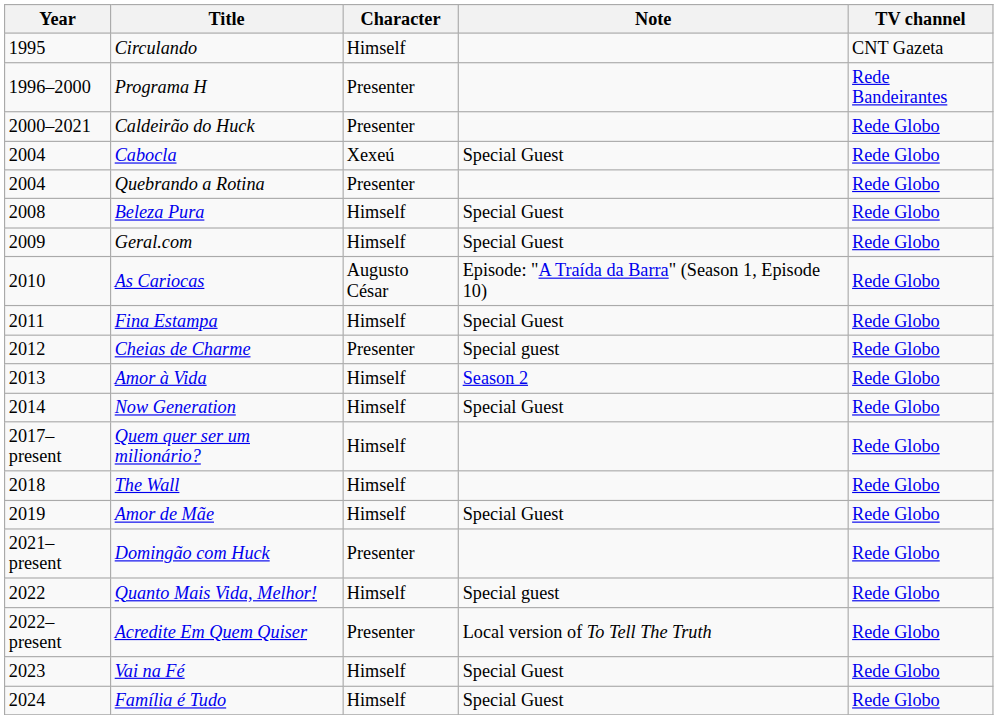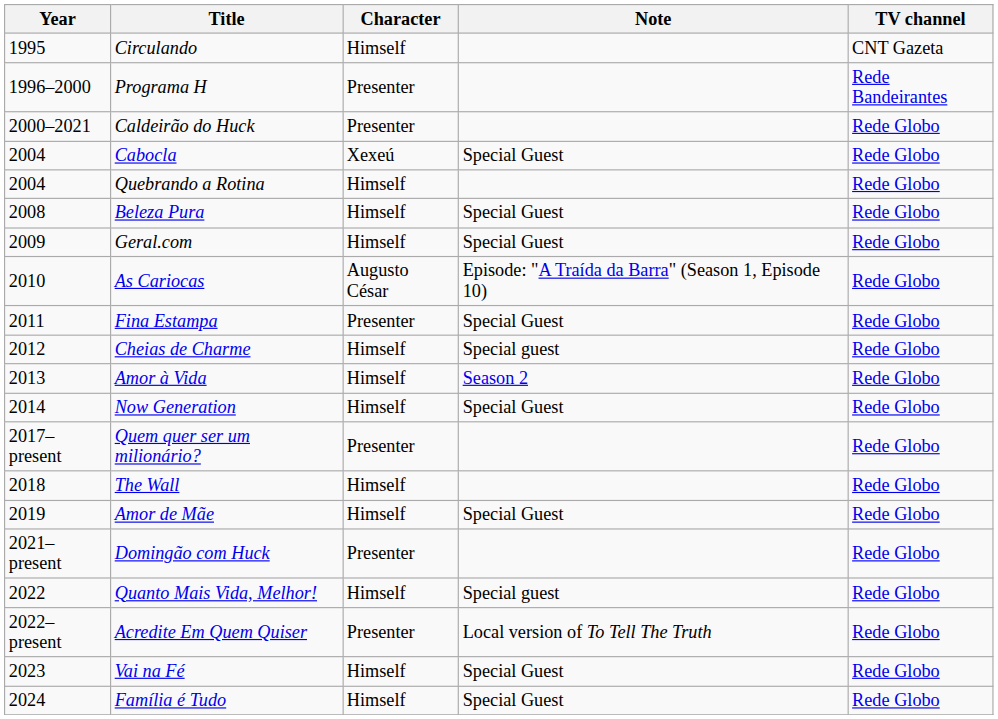(381, 184) Presenter -> (376, 184) Himself
(376, 320) Himself -> (381, 320) Presenter
(381, 349) Presenter -> (376, 349) Himself
(376, 446) Himself -> (381, 446) Presenter
